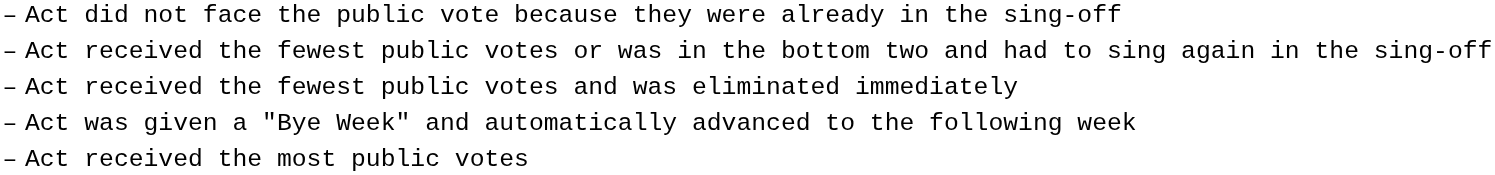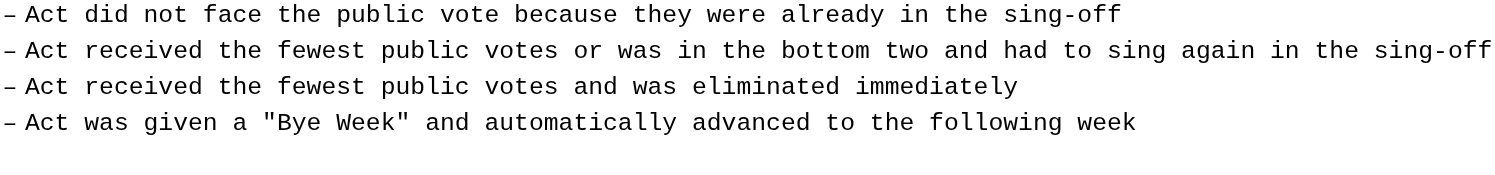- row: (277, 159)
